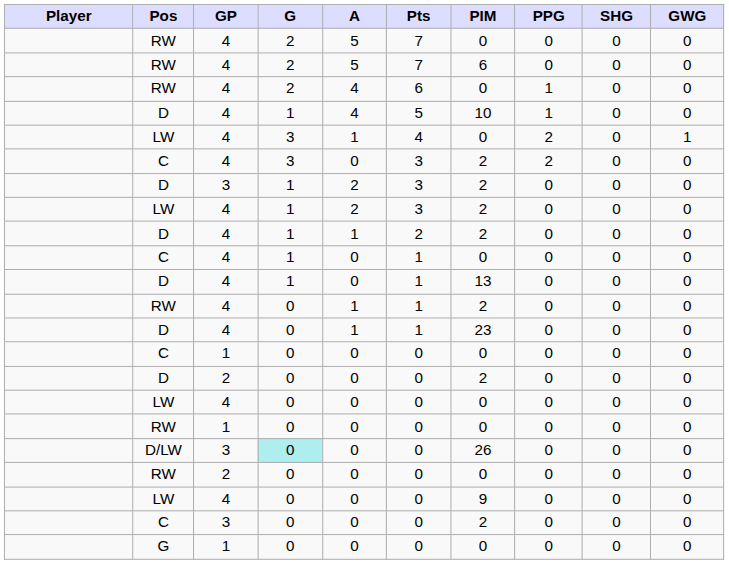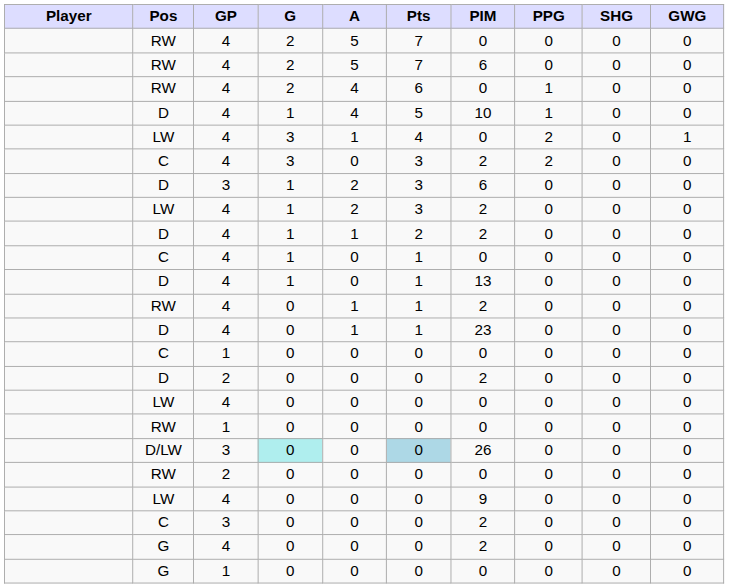(483, 185) 2 -> (483, 185) 6
(419, 450) no background -> (419, 450) lightblue background
+ row: (163, 546)
